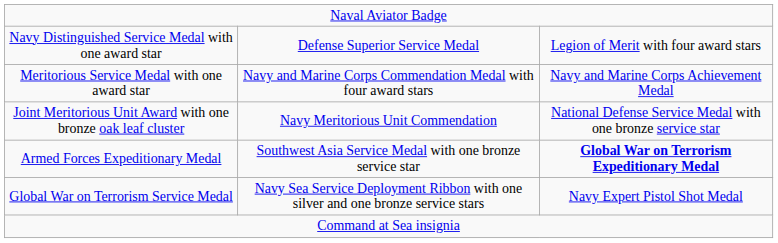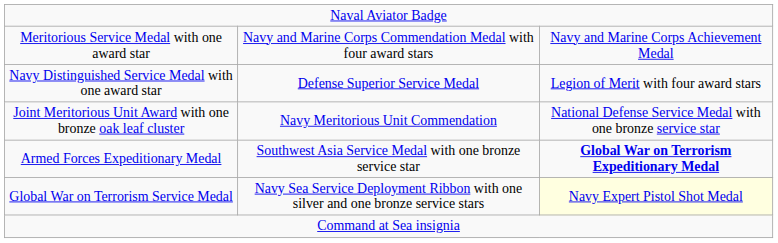rows swapped: (121, 45) <-> (121, 83)
(656, 196) no background -> (656, 196) lightyellow background
